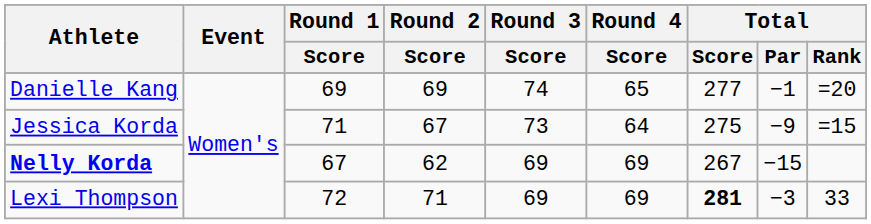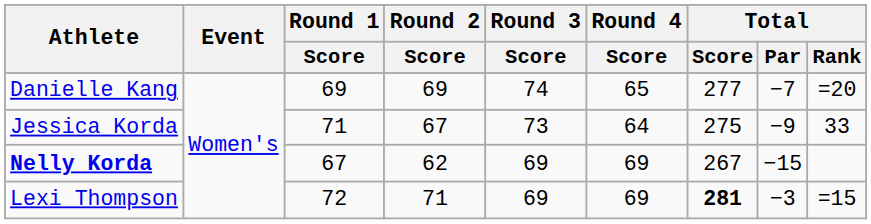(783, 91) −1 -> (783, 91) −7
(837, 127) =15 -> (837, 127) 33
(837, 199) 33 -> (837, 199) =15
